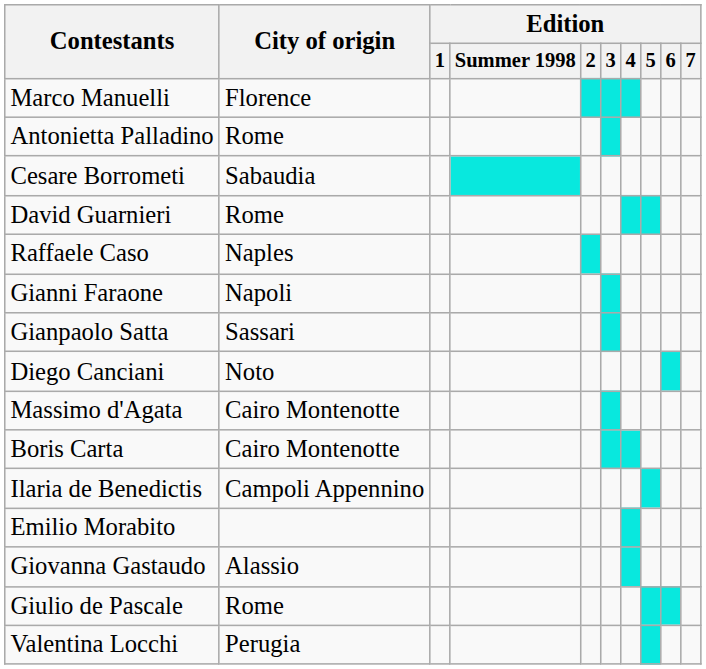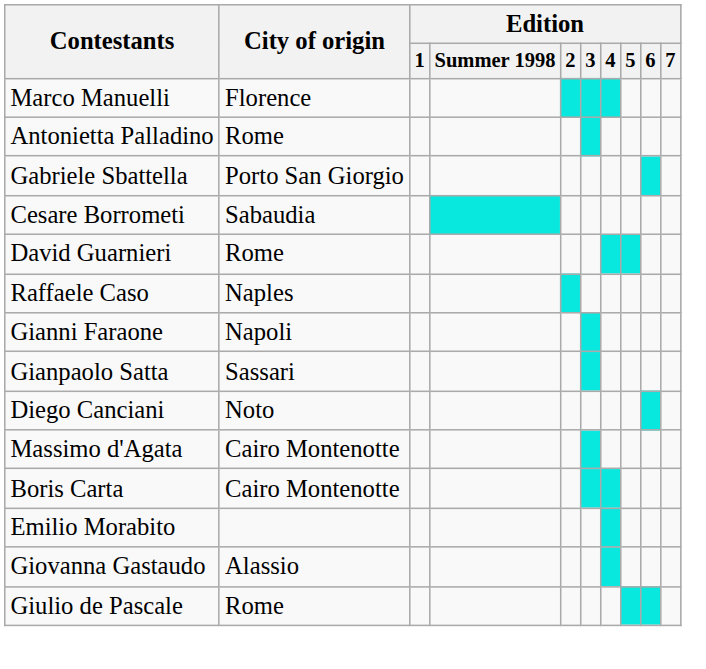+ row: (99, 175)
- row: (106, 488)
- row: (94, 644)
